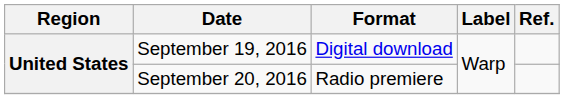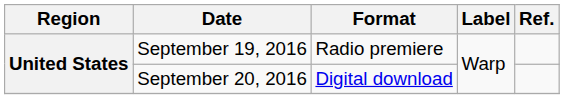(384, 49) Digital download -> (379, 49) Radio premiere
(379, 78) Radio premiere -> (384, 78) Digital download
